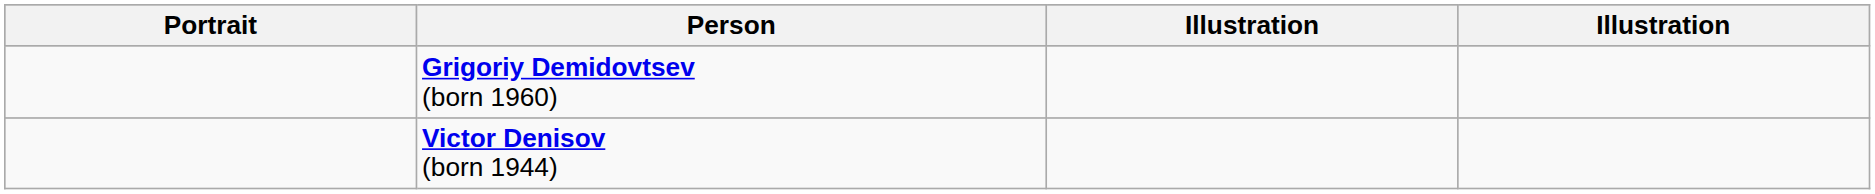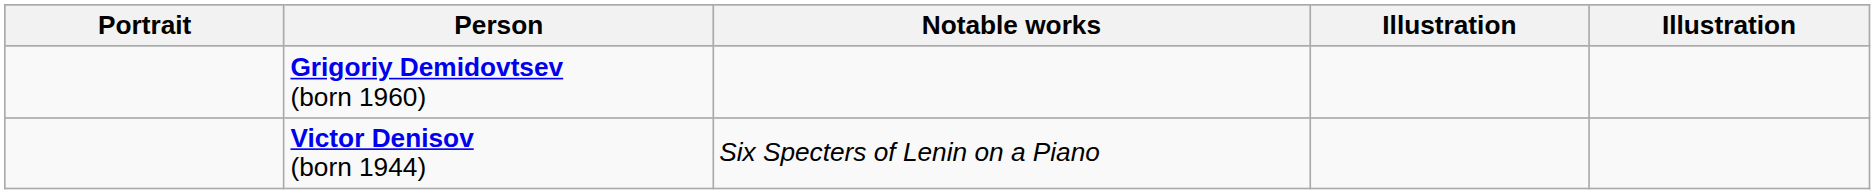+ column: (1011, 25)
